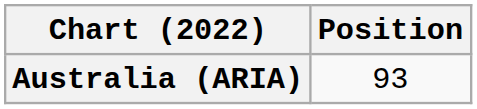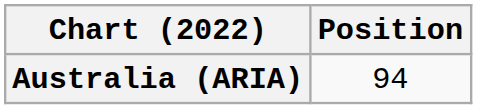(390, 79) 93 -> (390, 79) 94
